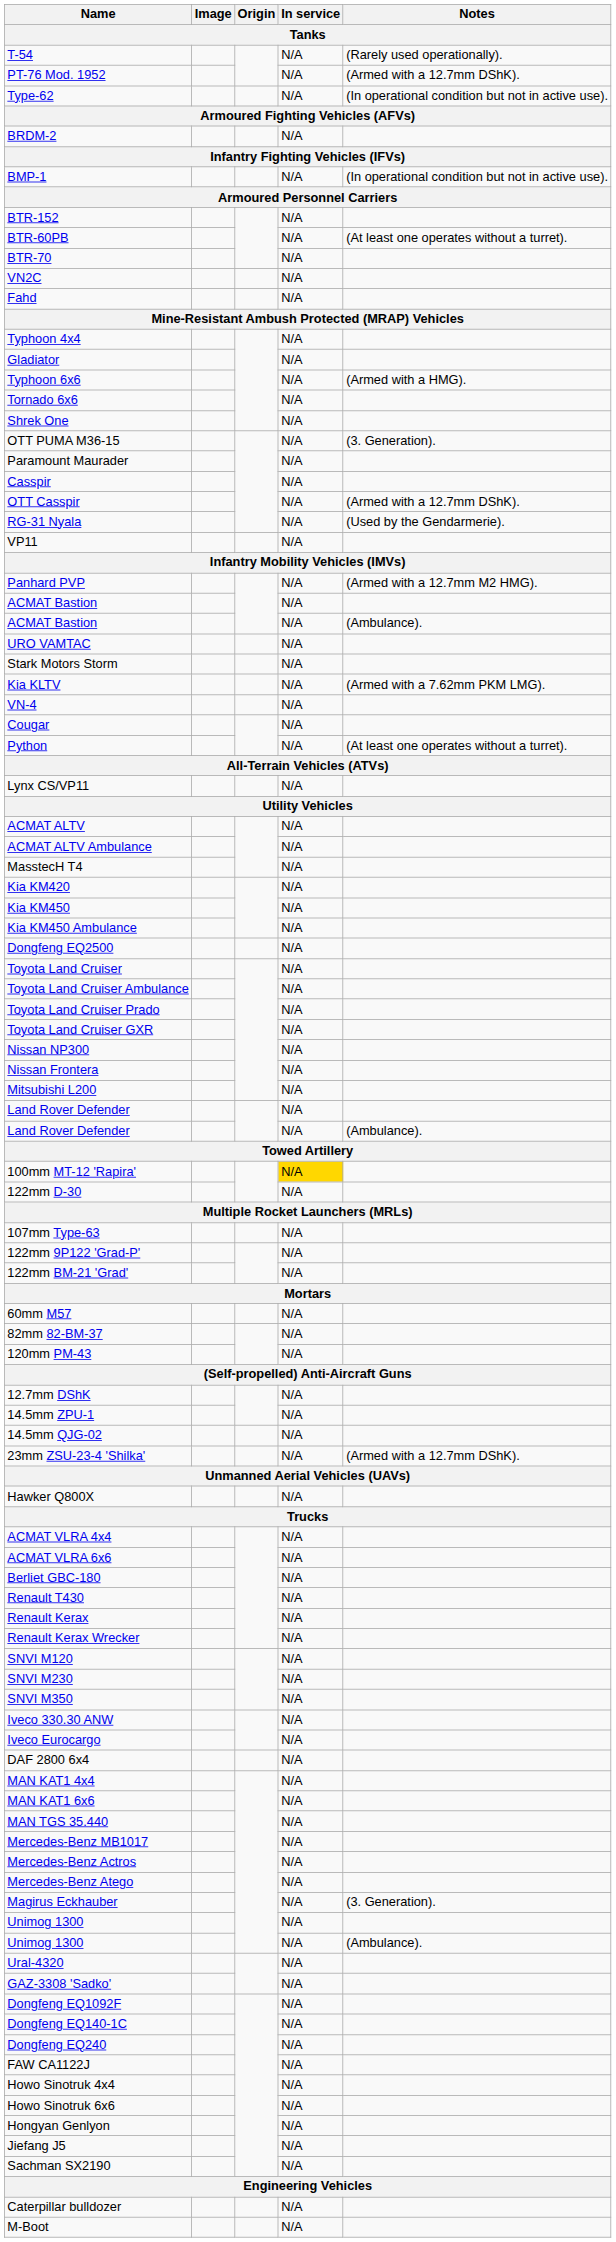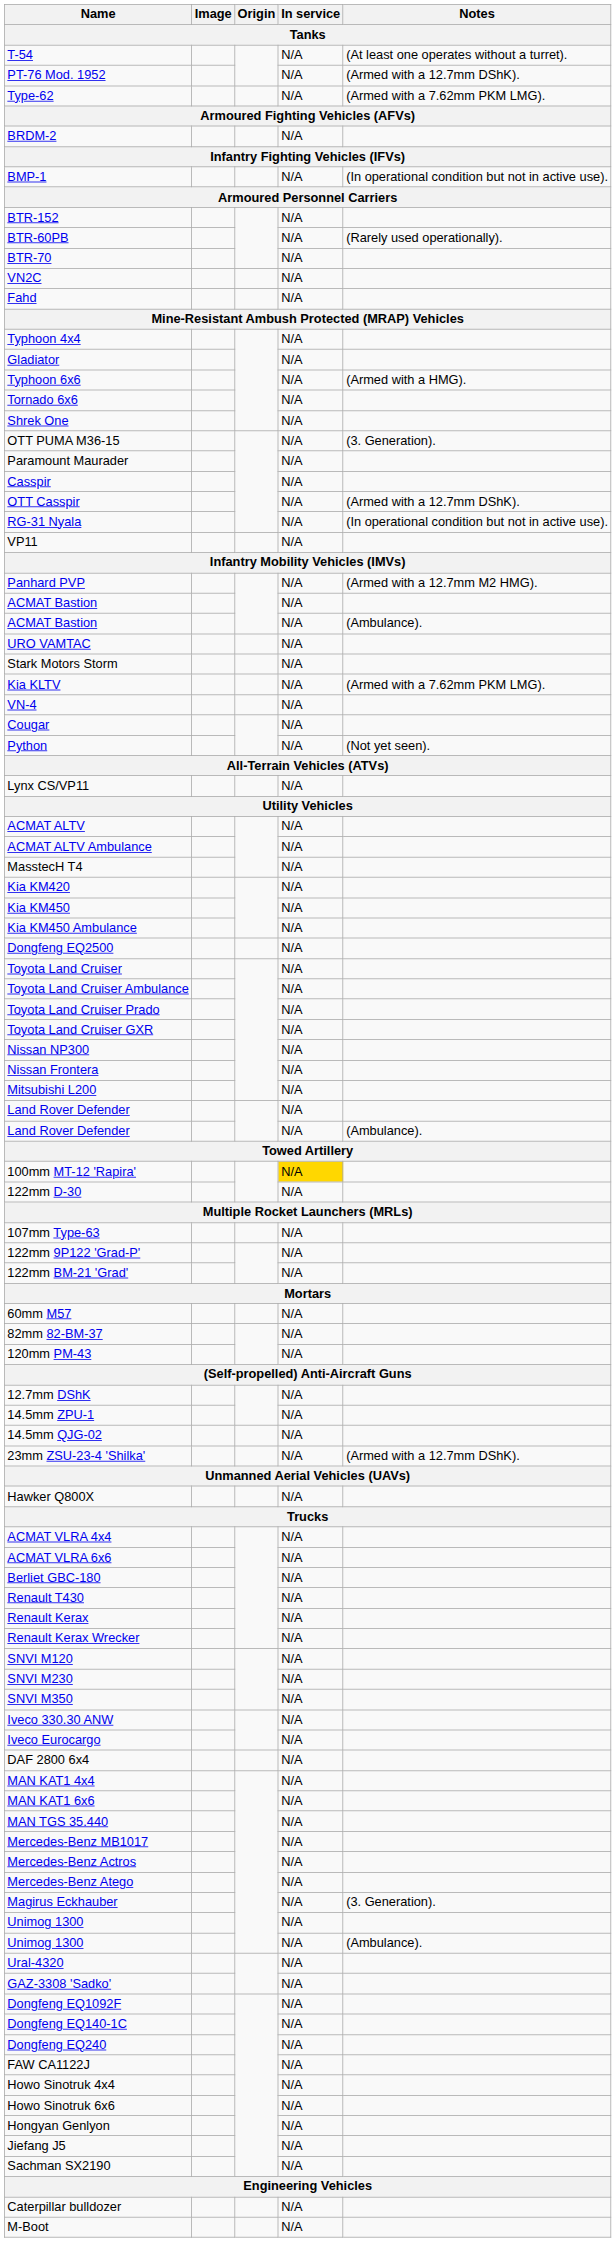(424, 55) (Rarely used operationally). -> (457, 55) (At least one operates without a turret).
(477, 95) (In operational condition but not in active use). -> (446, 95) (Armed with a 7.62mm PKM LMG).
(457, 237) (At least one operates without a turret). -> (424, 237) (Rarely used operationally).
(425, 522) (Used by the Gendarmerie). -> (477, 522) (In operational condition but not in active use).
(457, 745) (At least one operates without a turret). -> (388, 745) (Not yet seen).
